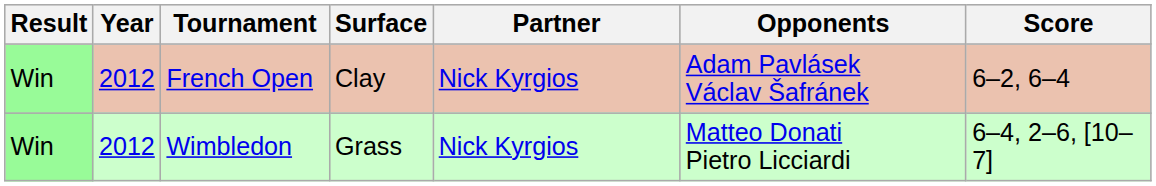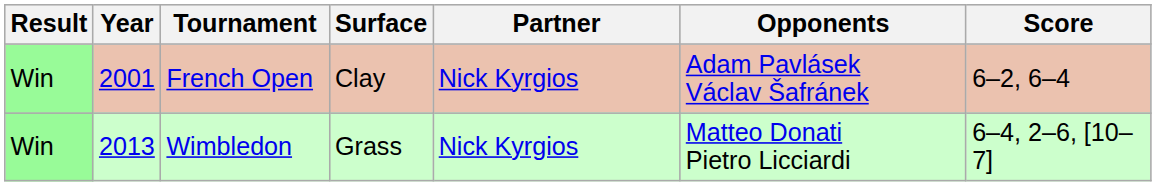(127, 78) 2012 -> (127, 78) 2001
(127, 146) 2012 -> (127, 146) 2013
